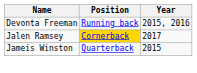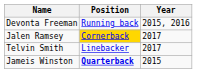+ row: (35, 49)
(108, 49) normal -> (108, 62) bold
